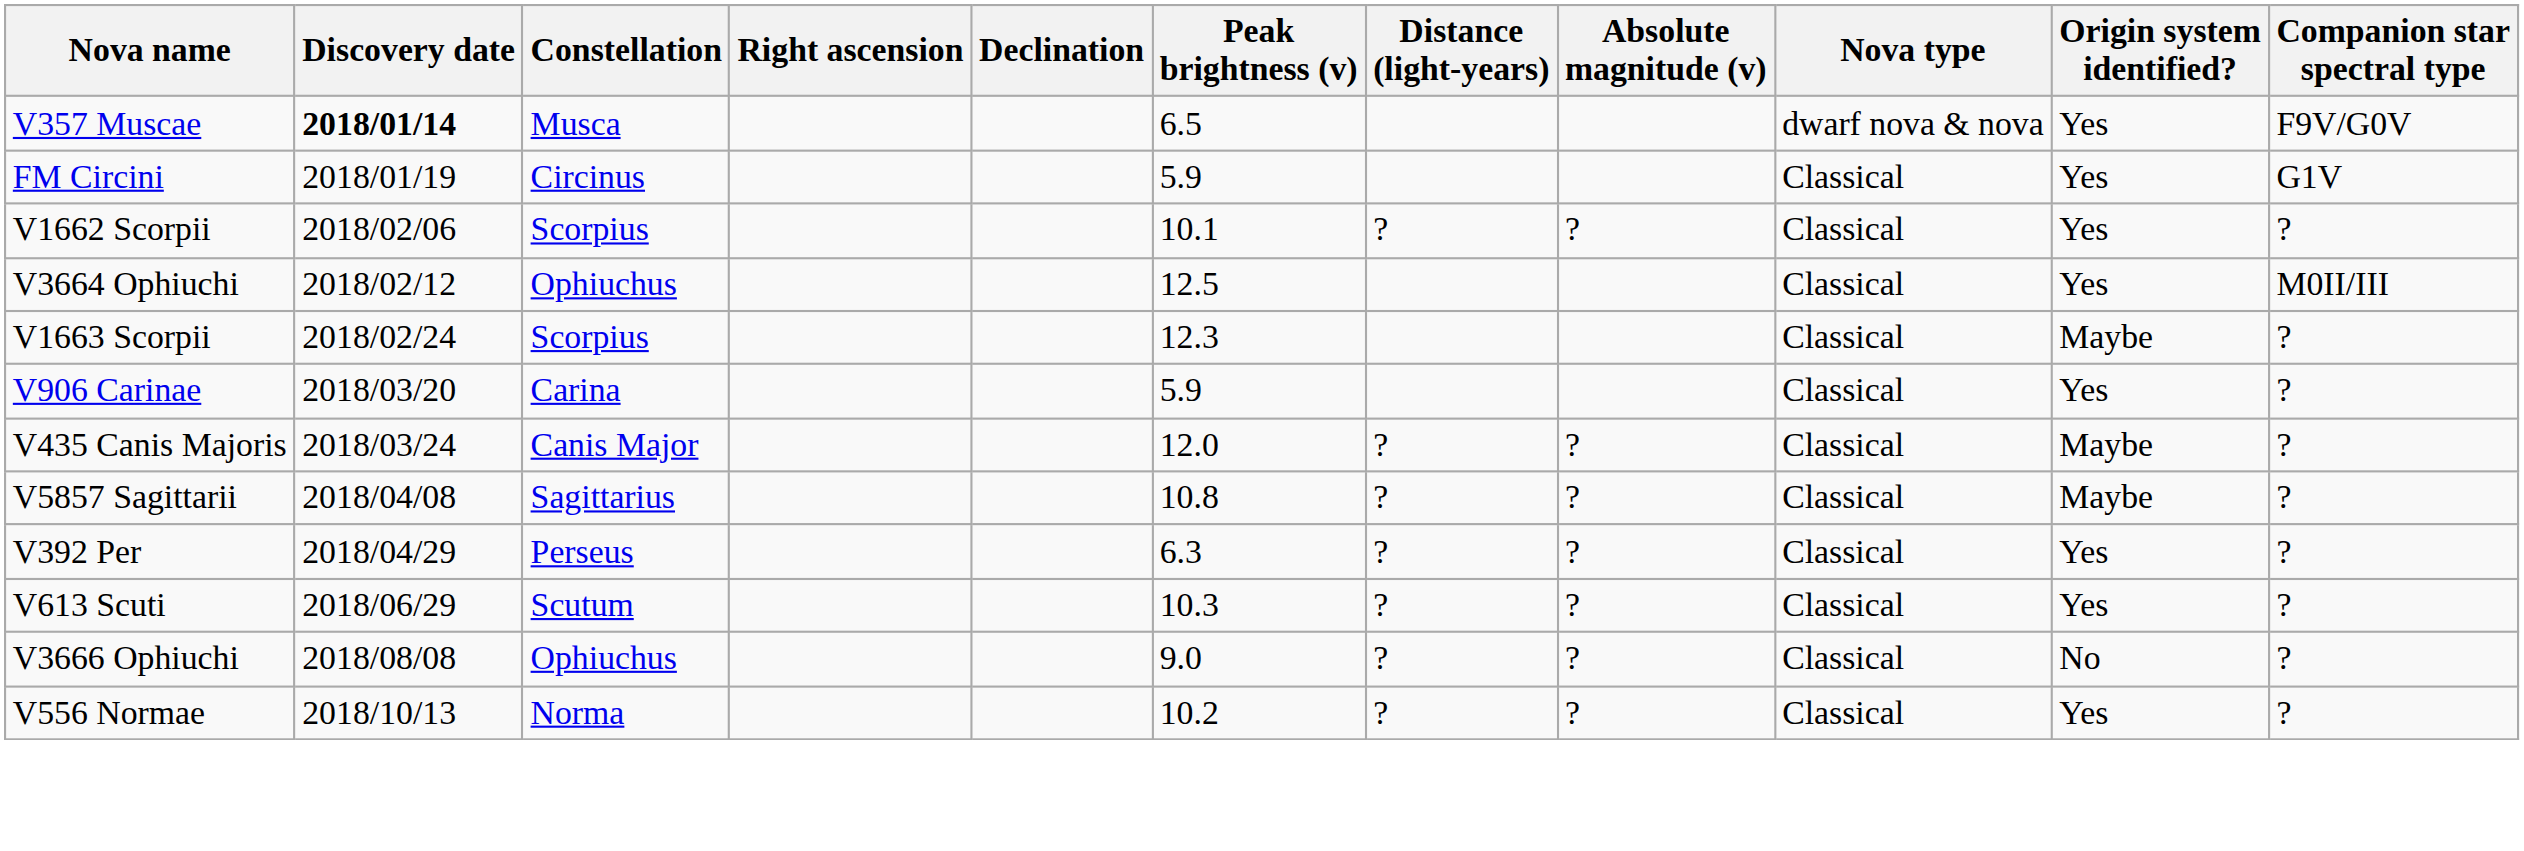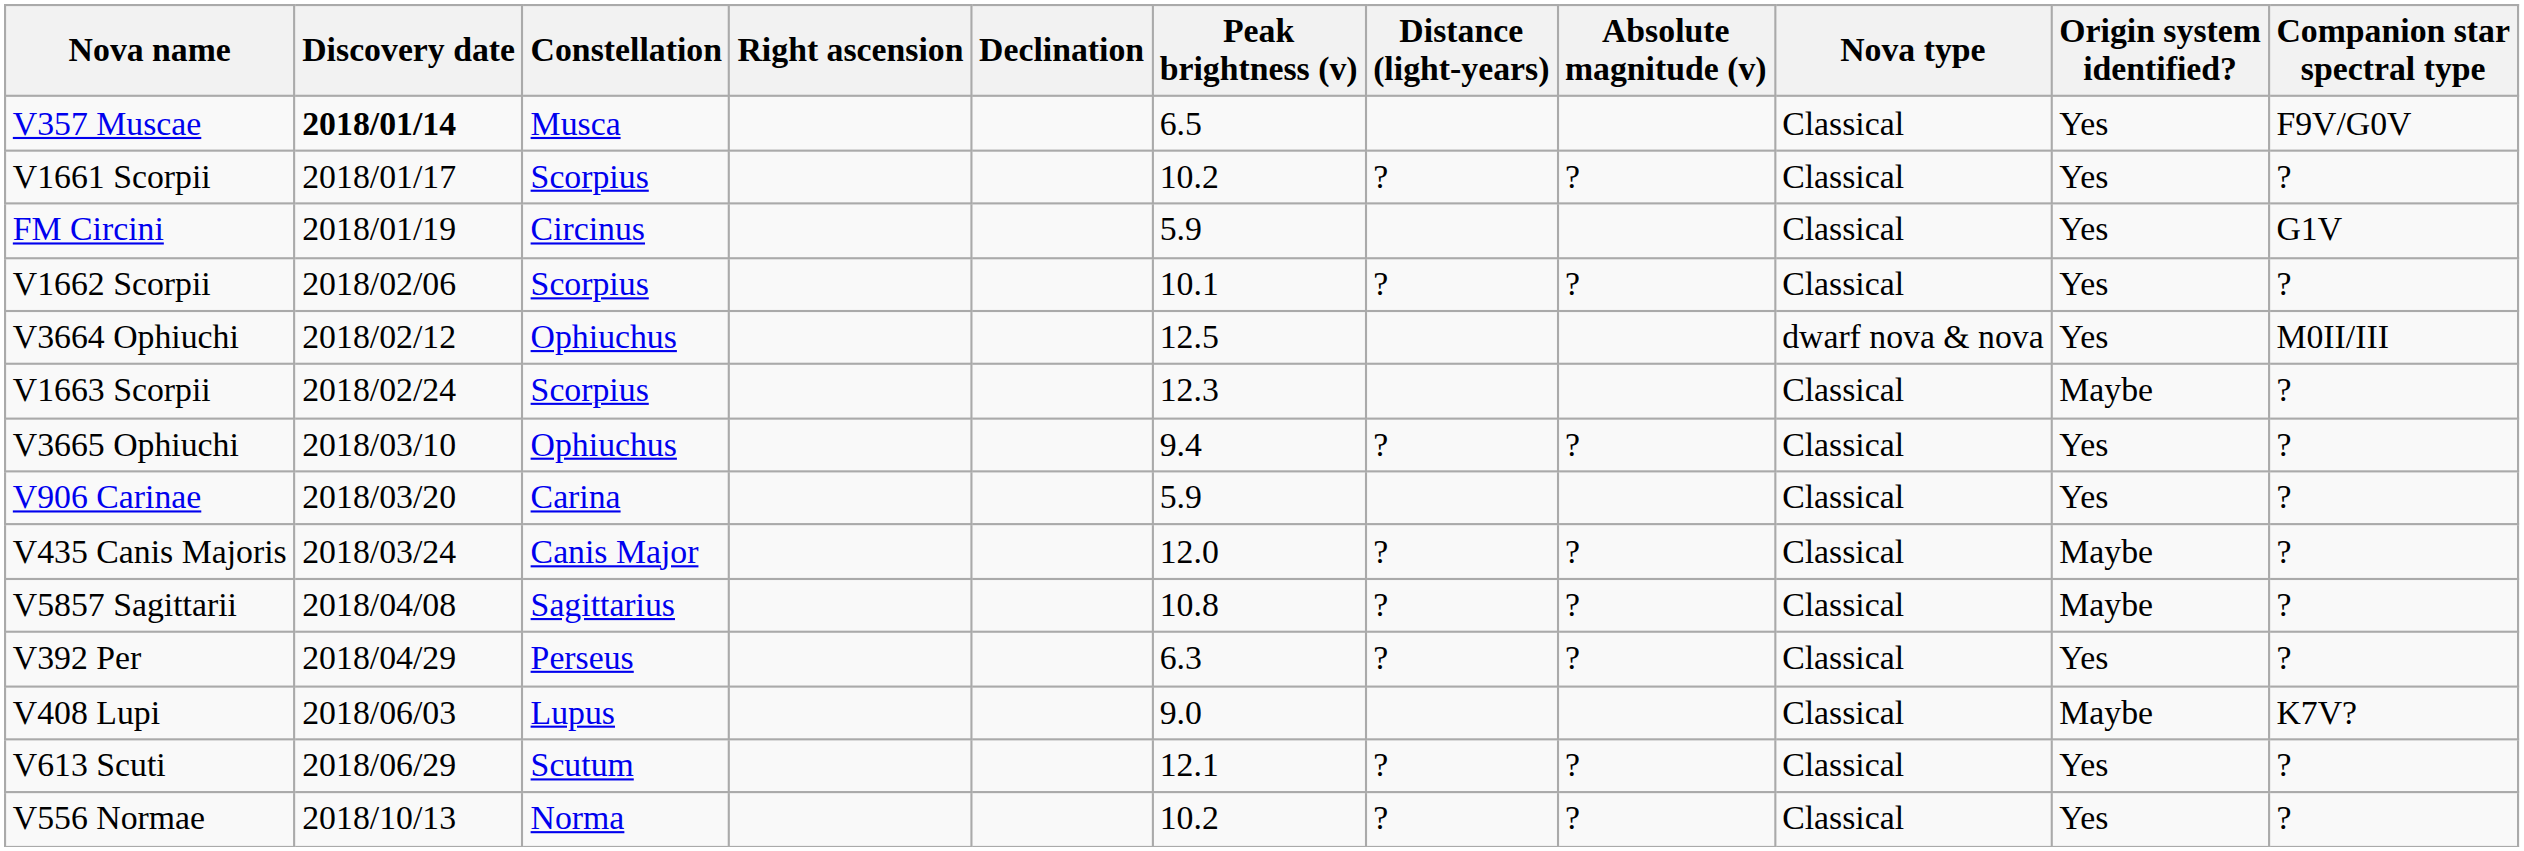(1913, 122) dwarf nova & nova -> (1843, 122) Classical
+ row: (112, 176)
(1843, 283) Classical -> (1913, 336) dwarf nova & nova
+ row: (126, 444)
+ row: (86, 711)
(1189, 604) 10.3 -> (1189, 765) 12.1
- row: (126, 658)
